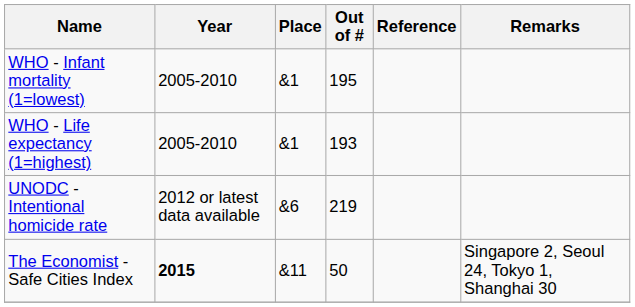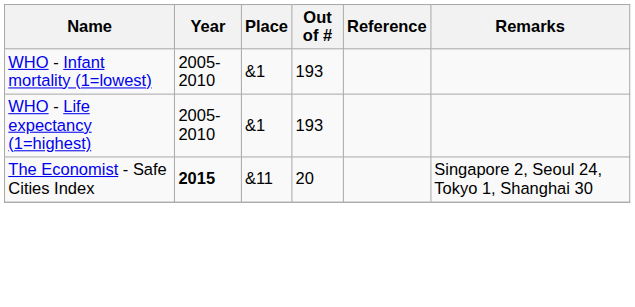(343, 80) 195 -> (309, 71) 193
- row: (58, 207)
(339, 270) 50 -> (305, 179) 20
